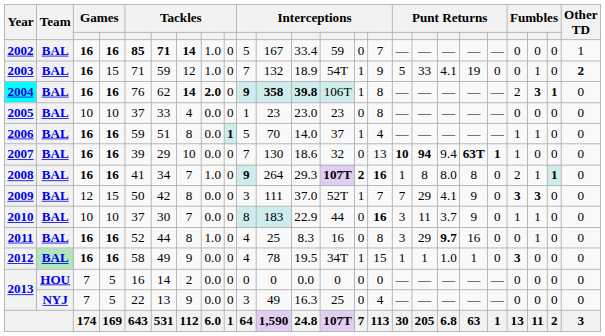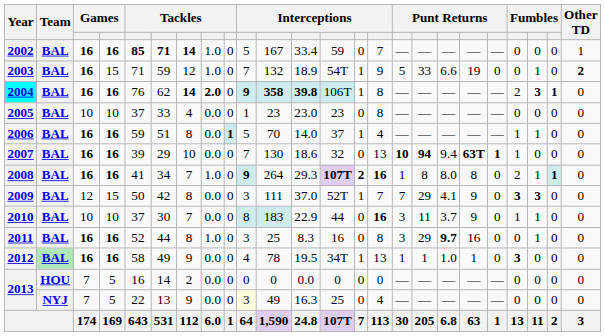(449, 71) 4.1 -> (449, 71) 6.6
(246, 237) 4 -> (246, 237) 3
(380, 258) 15 -> (380, 258) 13
(246, 300) no background -> (246, 300) lightyellow background
